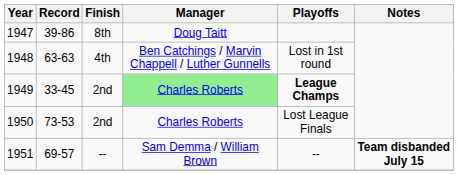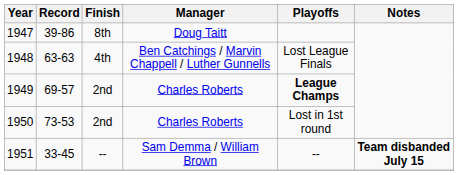(316, 58) Lost in 1st round -> (316, 58) Lost League Finals
(59, 90) 33-45 -> (59, 90) 69-57
(200, 90) lightgreen background -> (200, 90) no background
(316, 122) Lost League Finals -> (316, 122) Lost in 1st round
(59, 154) 69-57 -> (59, 154) 33-45
